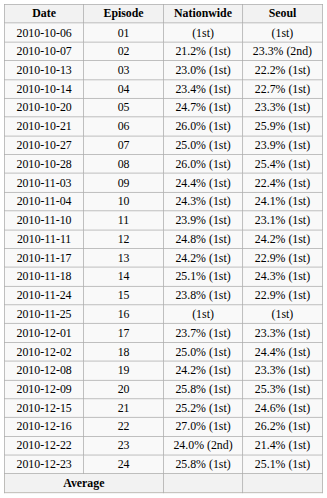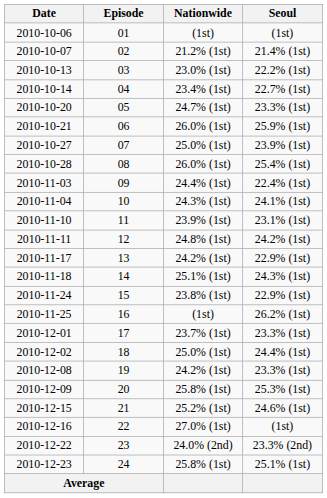(282, 51) 23.3% (2nd) -> (282, 51) 21.4% (1st)
(282, 314) (1st) -> (282, 314) 26.2% (1st)
(282, 426) 26.2% (1st) -> (282, 426) (1st)
(282, 445) 21.4% (1st) -> (282, 445) 23.3% (2nd)
